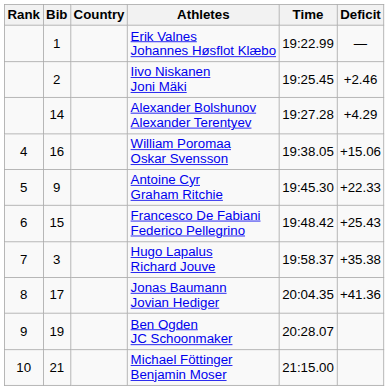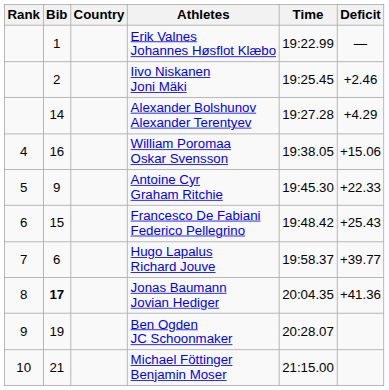(57, 259) 3 -> (57, 259) 6
(360, 259) +35.38 -> (360, 259) +39.77
(57, 295) normal -> (57, 295) bold
